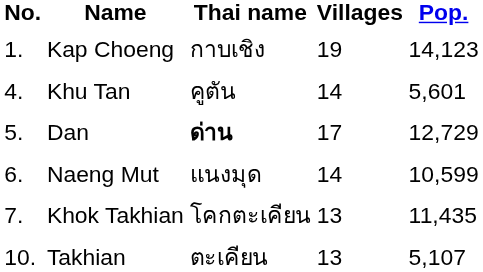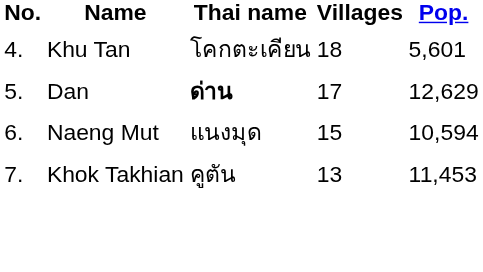- row: (110, 49)
(212, 91) คูตัน -> (250, 50) โคกตะเคียน
(330, 90) 14 -> (330, 49) 18
(444, 132) 12,729 -> (444, 90) 12,629
(330, 173) 14 -> (330, 132) 15
(444, 173) 10,599 -> (444, 132) 10,594
(250, 216) โคกตะเคียน -> (212, 174) คูตัน
(443, 215) 11,435 -> (443, 173) 11,453
- row: (86, 256)
